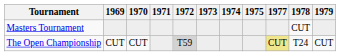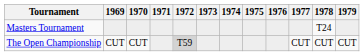+ column: (277, 12)
(301, 27) CUT -> (324, 27) T24
(277, 43) khaki background -> (301, 43) no background
(301, 43) T24 -> (324, 43) CUT
